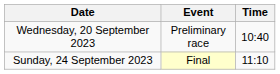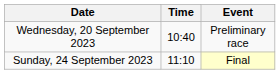columns swapped: (255, 13) <-> (198, 13)
